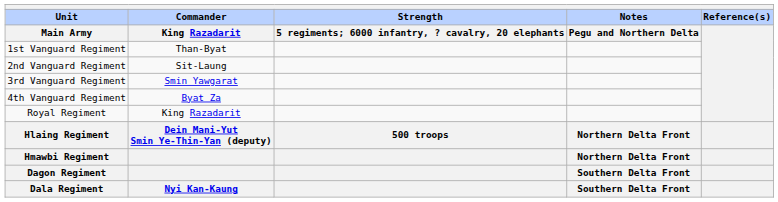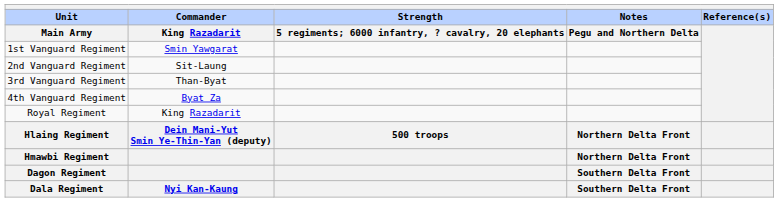(201, 49) Than-Byat -> (201, 49) Smin Yawgarat
(201, 81) Smin Yawgarat -> (201, 81) Than-Byat
